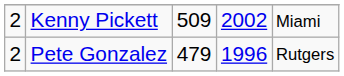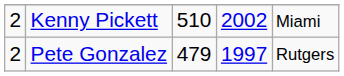(194, 20) 509 -> (194, 20) 510
(244, 53) 1996 -> (244, 53) 1997
